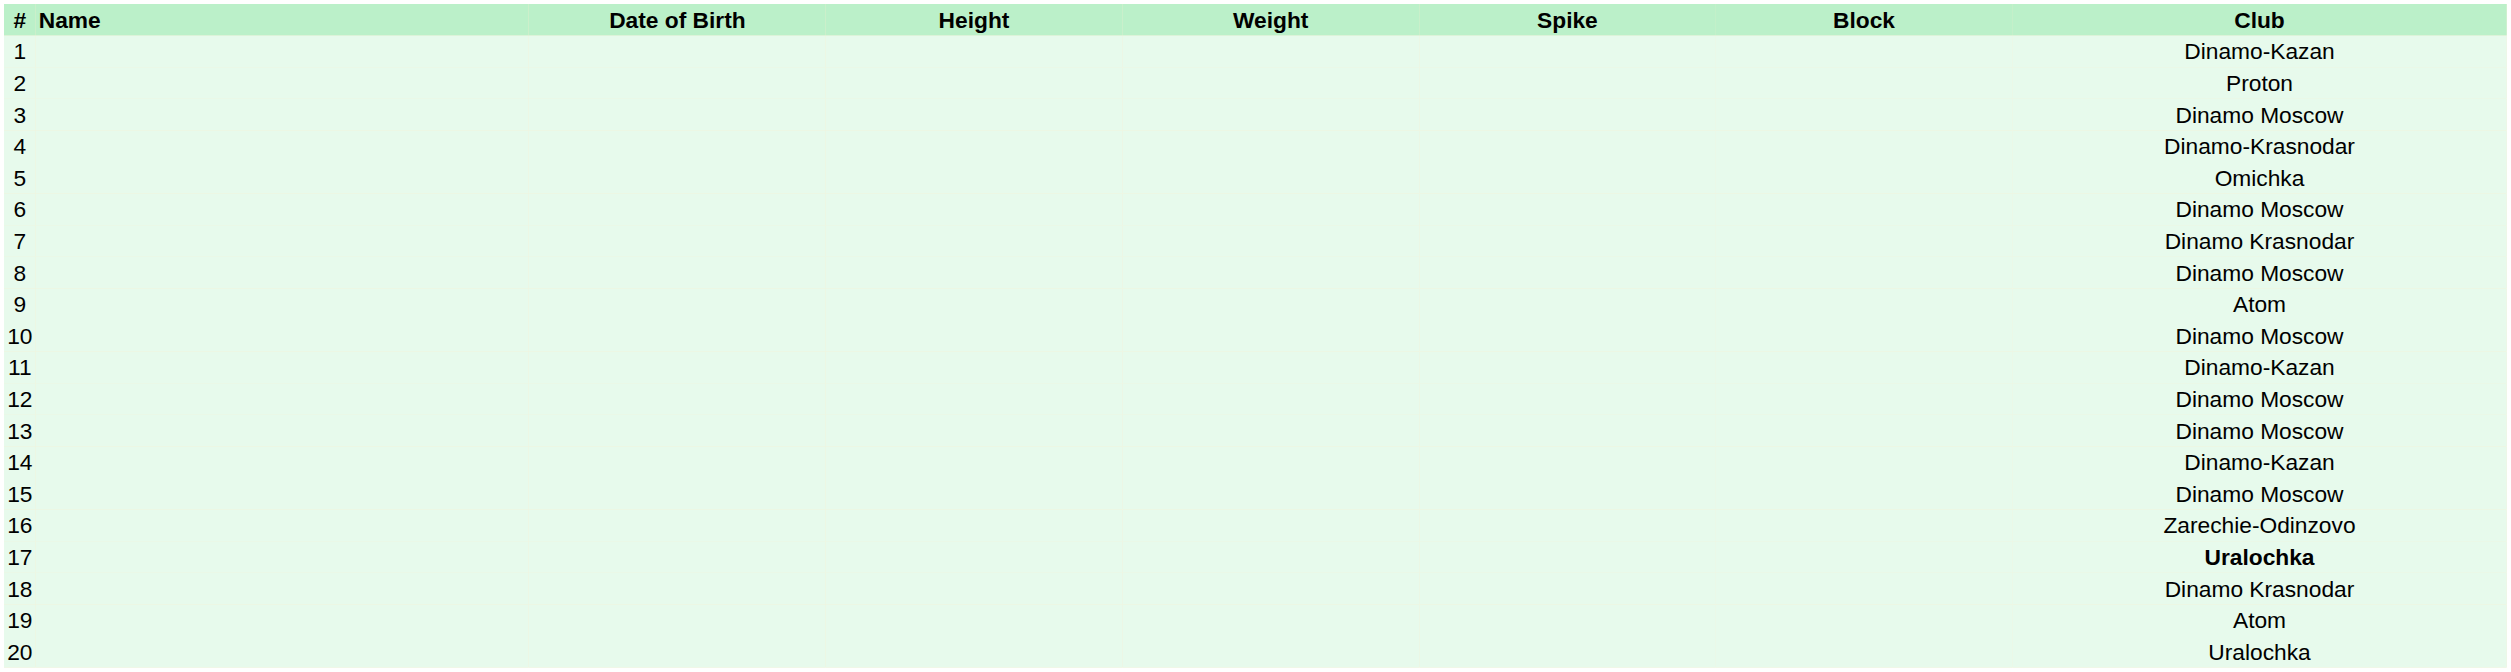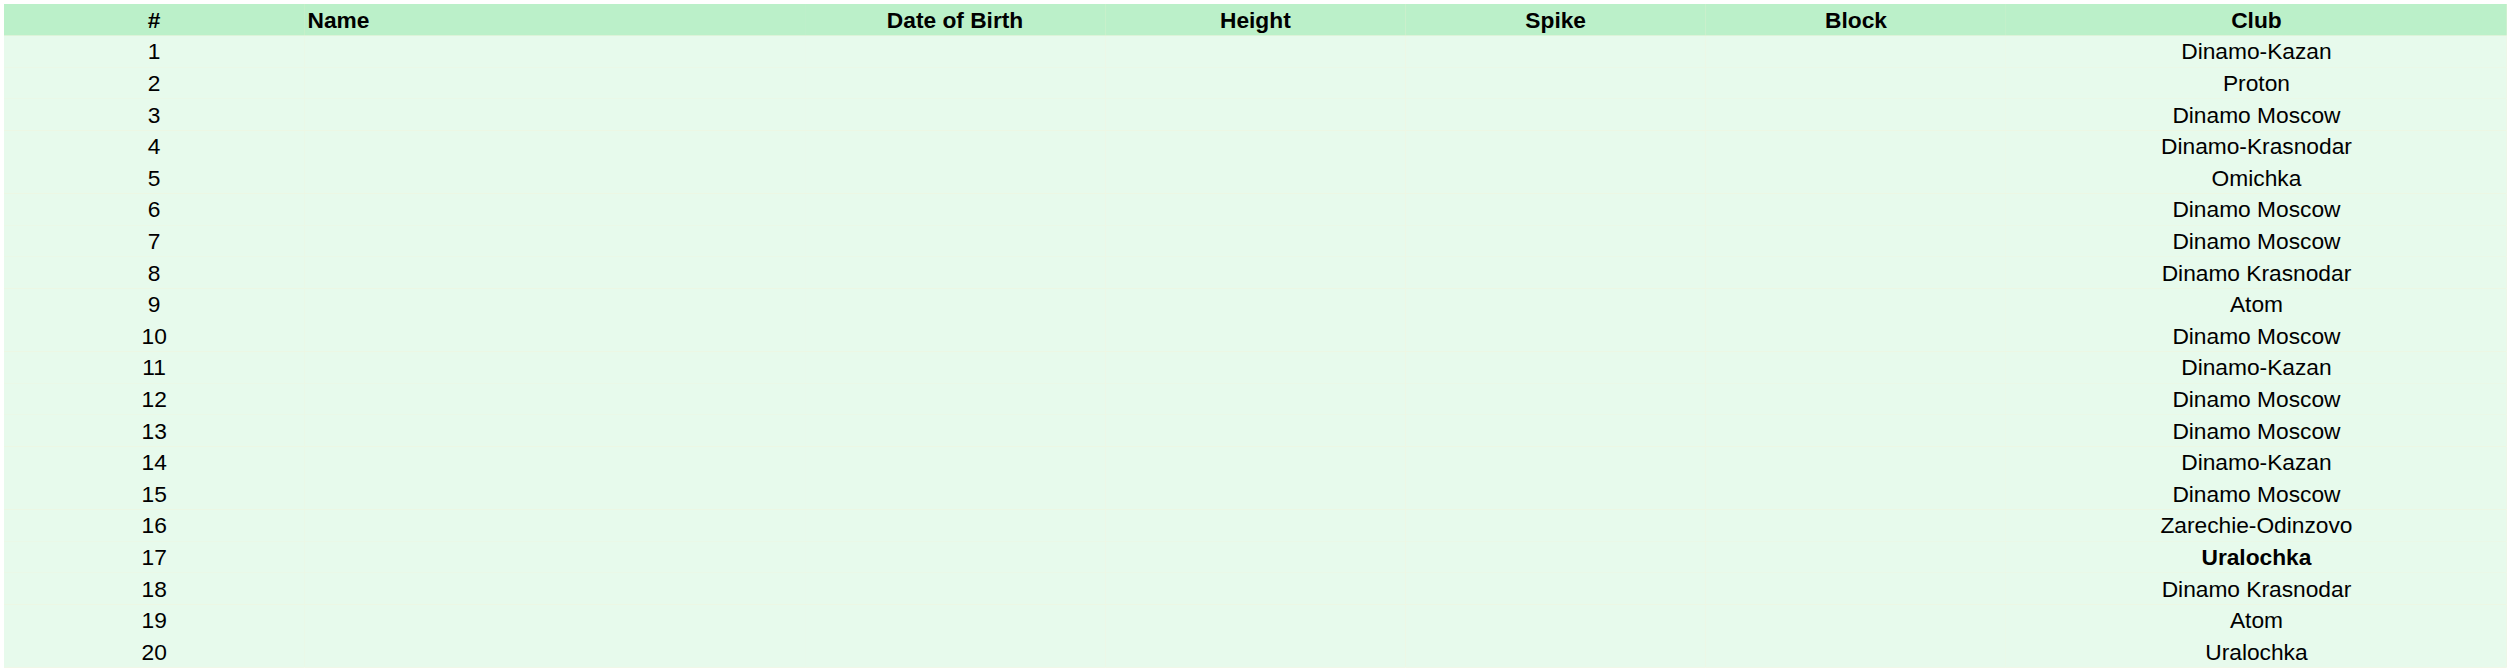- column: (1271, 20)
(2259, 241) Dinamo Krasnodar -> (2256, 241) Dinamo Moscow
(2259, 273) Dinamo Moscow -> (2256, 273) Dinamo Krasnodar
